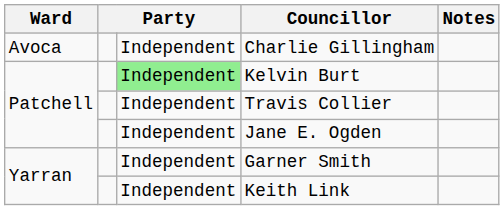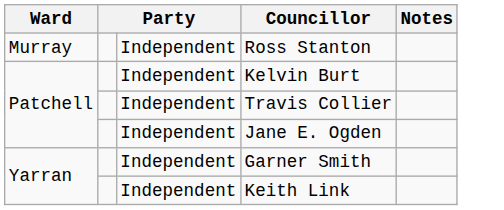- row: (339, 48)
+ row: (308, 48)
(178, 76) lightgreen background -> (178, 76) no background
